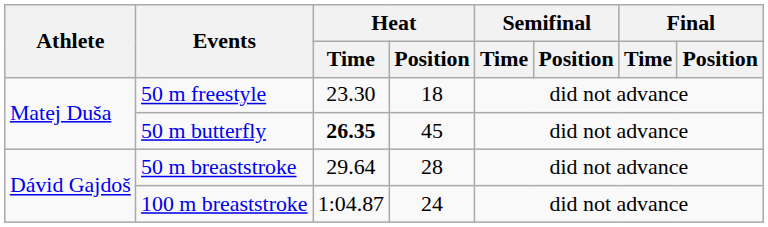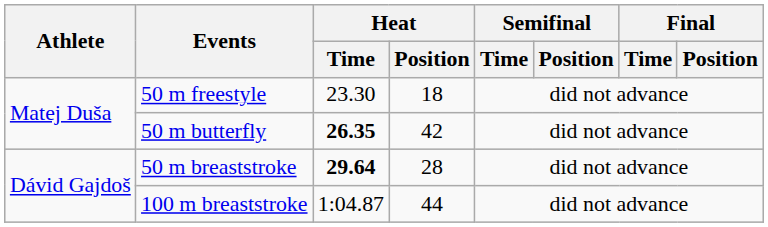(432, 131) 45 -> (432, 131) 42
(351, 167) normal -> (351, 167) bold
(432, 203) 24 -> (432, 203) 44
